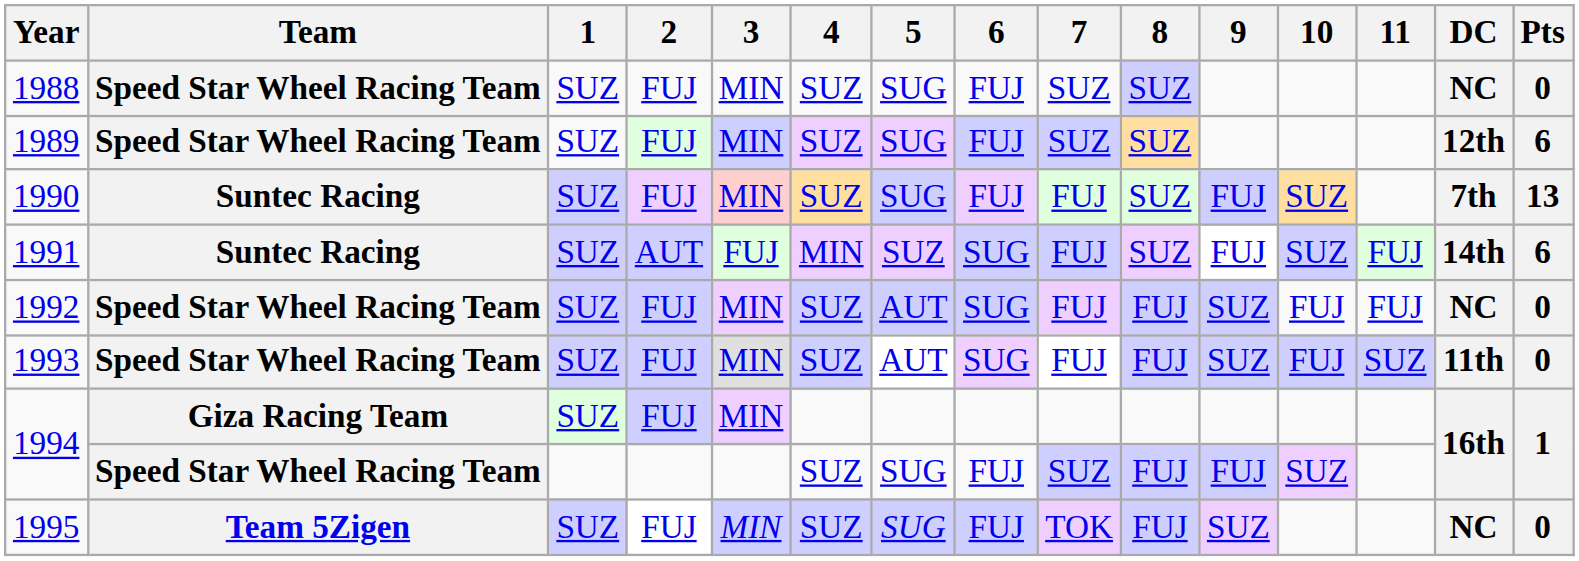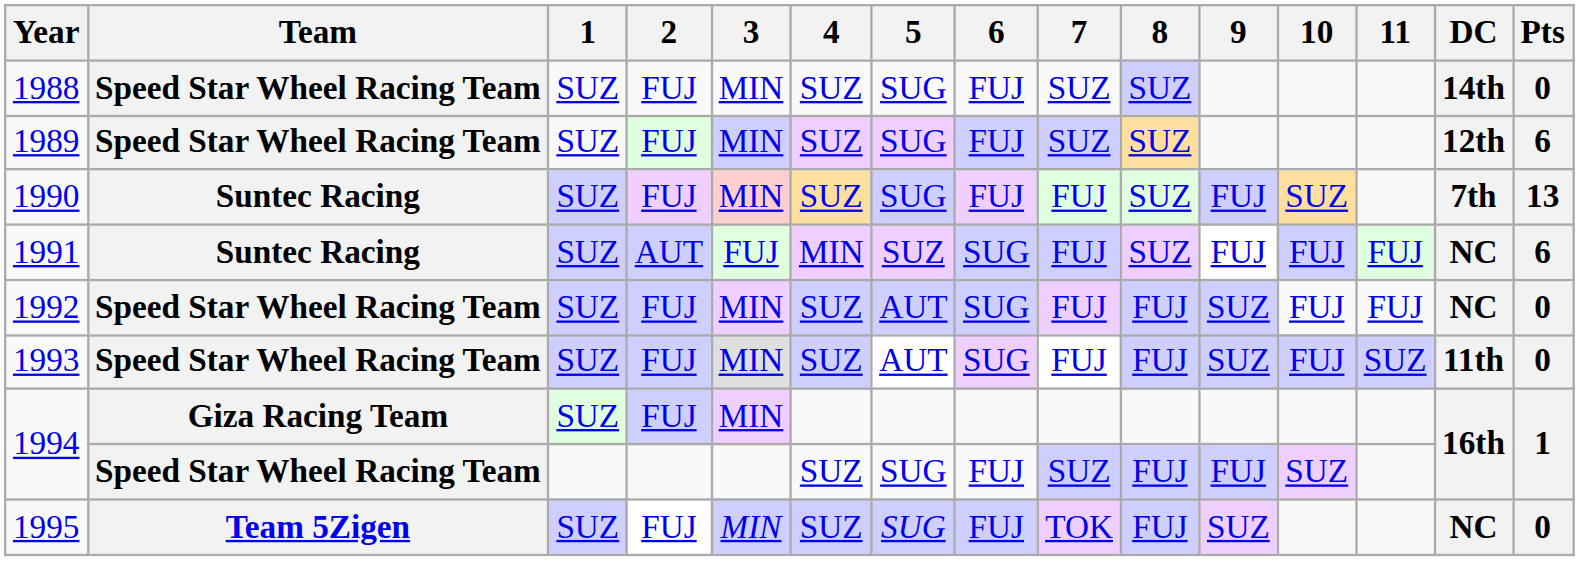(1474, 87) NC -> (1474, 87) 14th
(1317, 251) SUZ -> (1317, 251) FUJ
(1474, 251) 14th -> (1474, 251) NC
